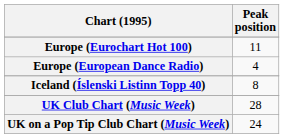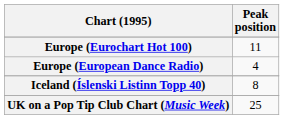- row: (118, 104)
(255, 124) 24 -> (255, 104) 25
